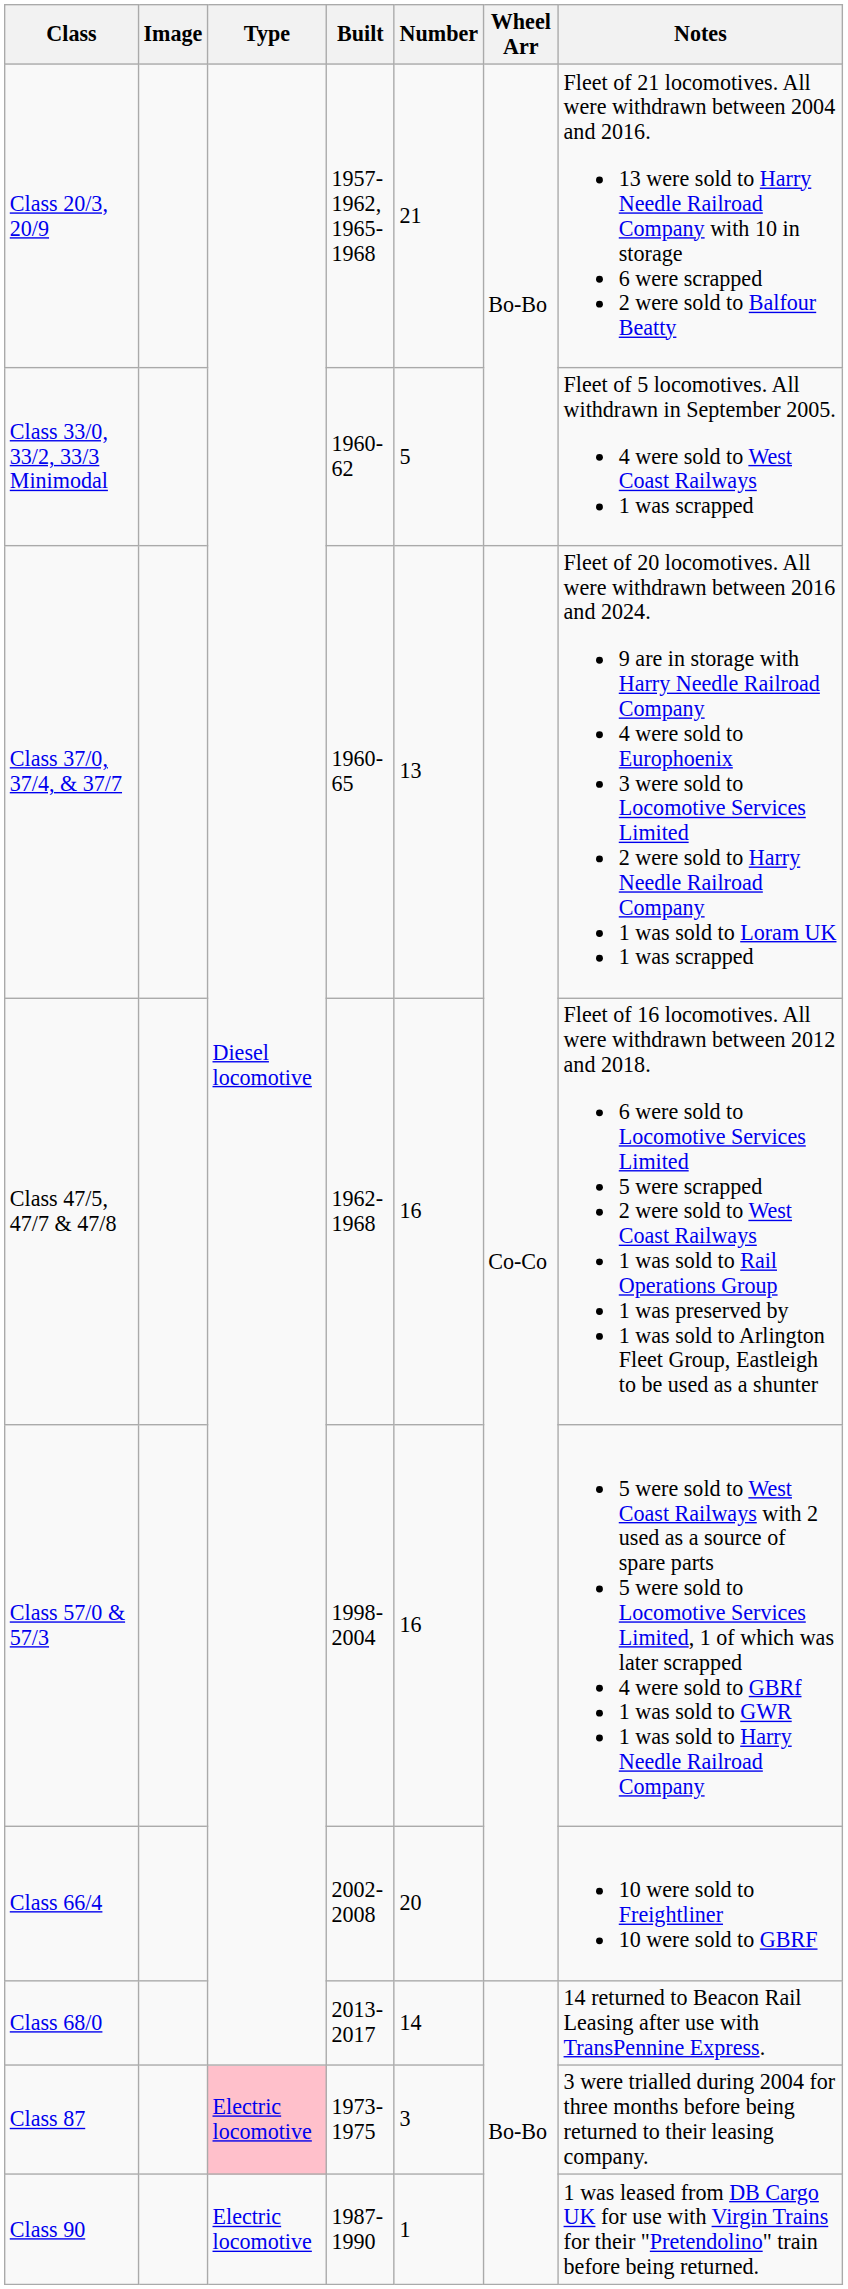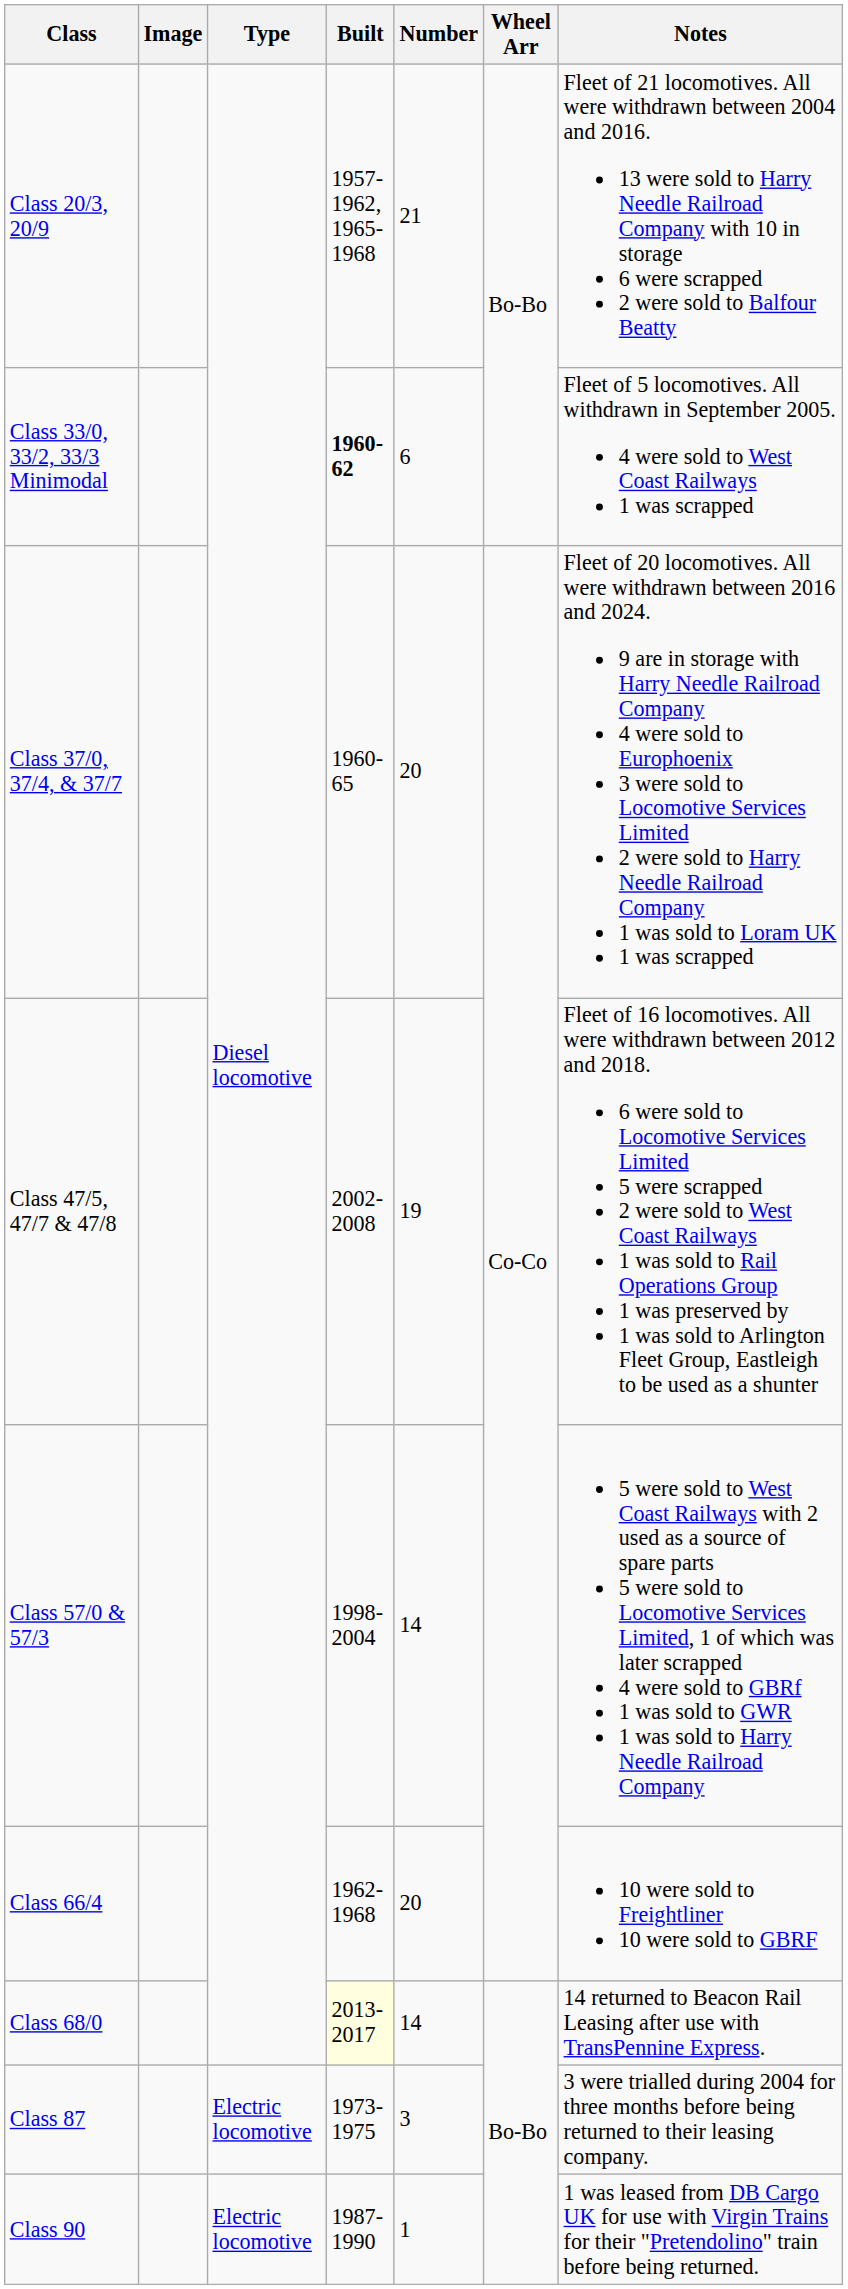(357, 456) normal -> (357, 456) bold
(405, 456) 5 -> (405, 456) 6
(411, 771) 13 -> (411, 771) 20
(357, 1210) 1962-1968 -> (357, 1210) 2002-2008
(411, 1210) 16 -> (411, 1210) 19
(411, 1625) 16 -> (411, 1625) 14
(357, 1903) 2002-2008 -> (357, 1903) 1962-1968
(357, 2022) no background -> (357, 2022) lightyellow background
(262, 2119) pink background -> (262, 2119) no background
